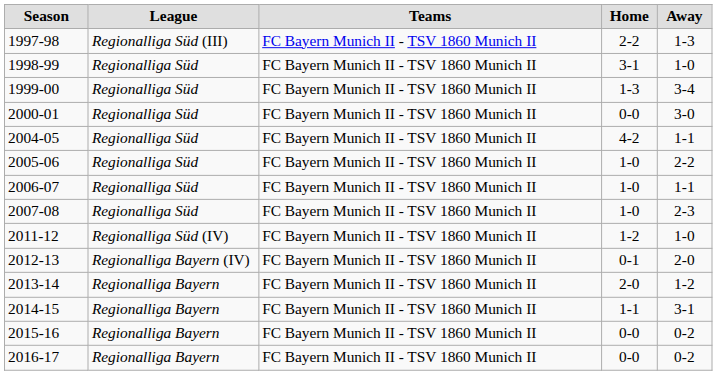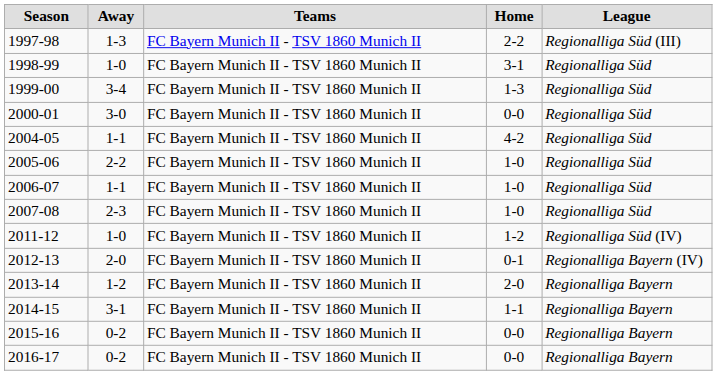columns swapped: (173, 16) <-> (684, 16)
